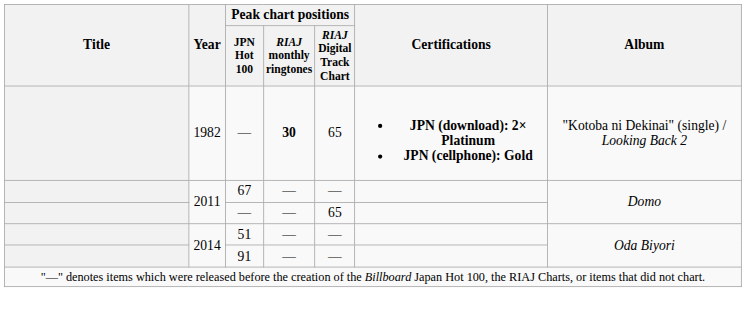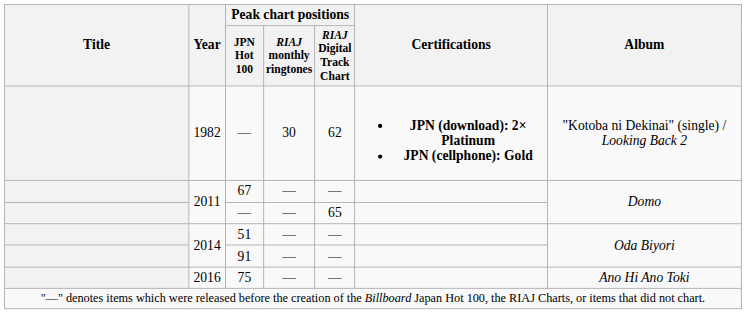(289, 133) bold -> (289, 133) normal
(335, 133) 65 -> (335, 133) 62
+ row: (207, 277)
